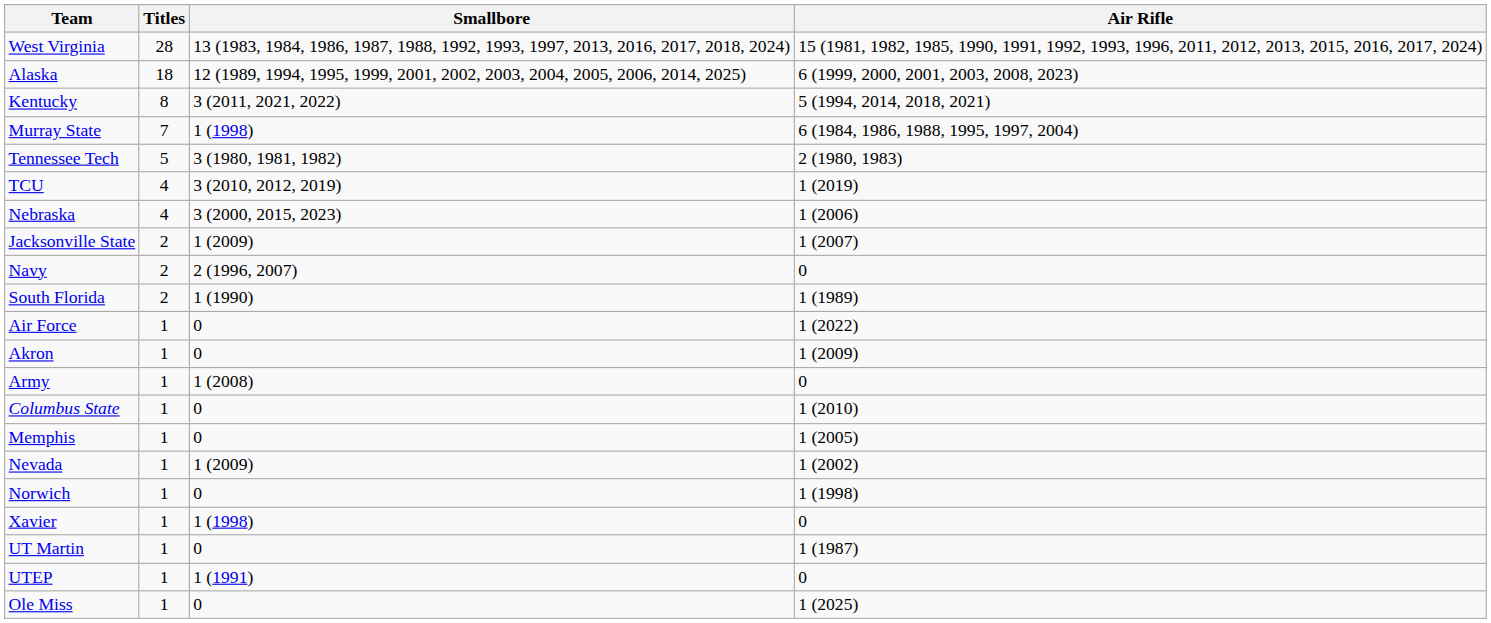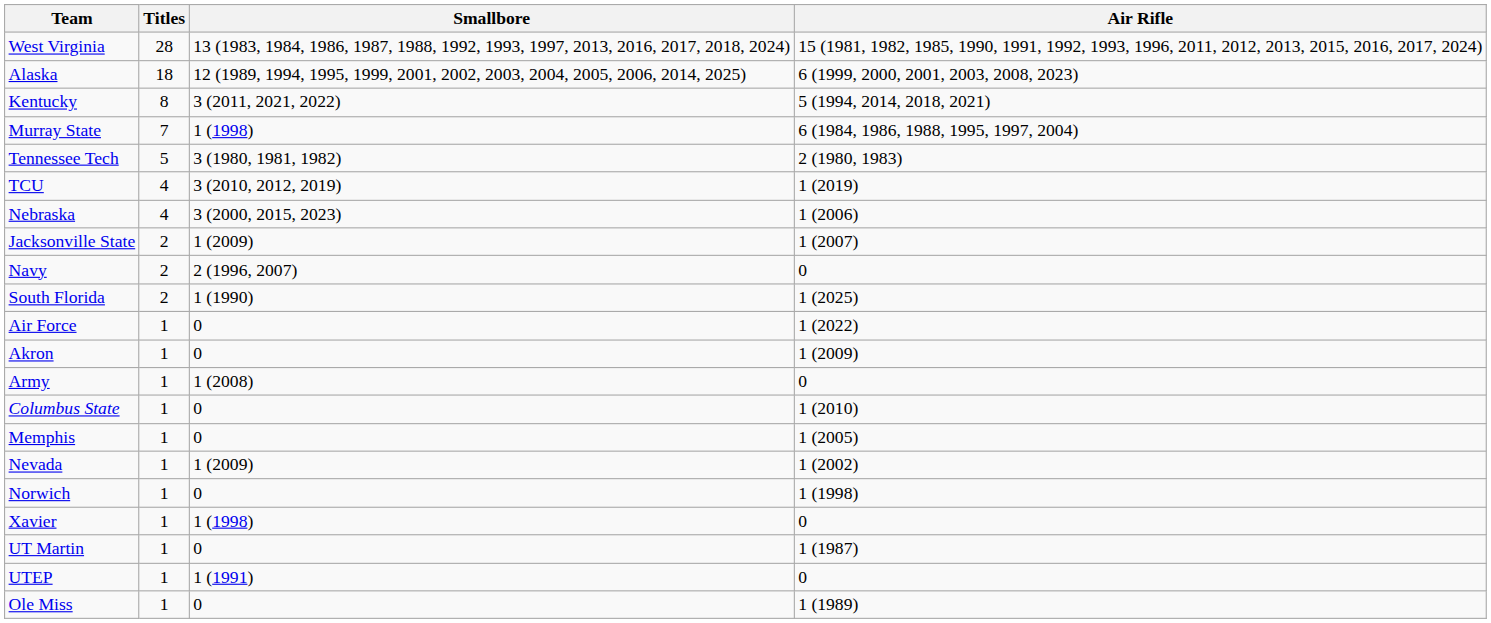(828, 297) 1 (1989) -> (828, 297) 1 (2025)
(828, 604) 1 (2025) -> (828, 604) 1 (1989)
